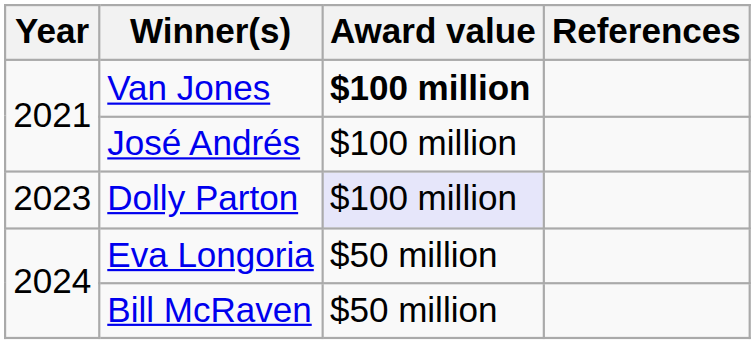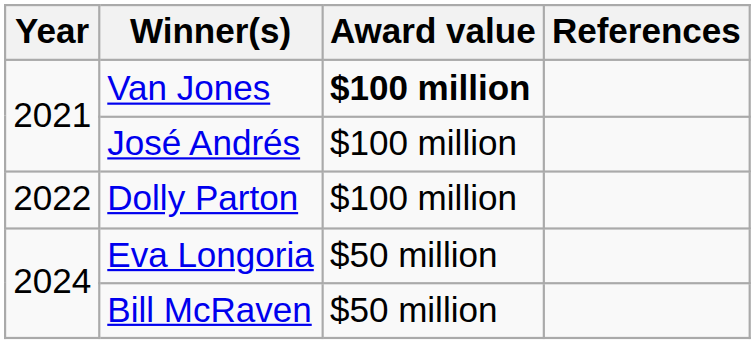(52, 198) 2023 -> (52, 198) 2022
(423, 198) lavender background -> (423, 198) no background
